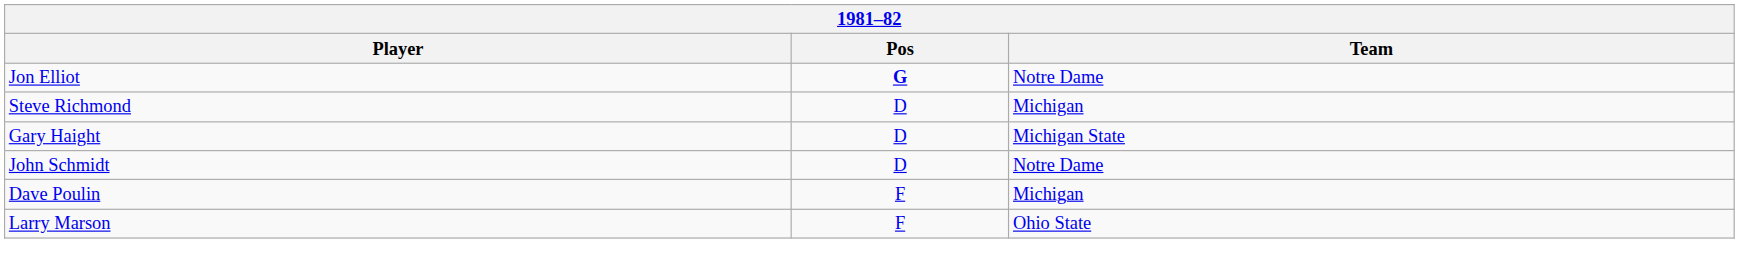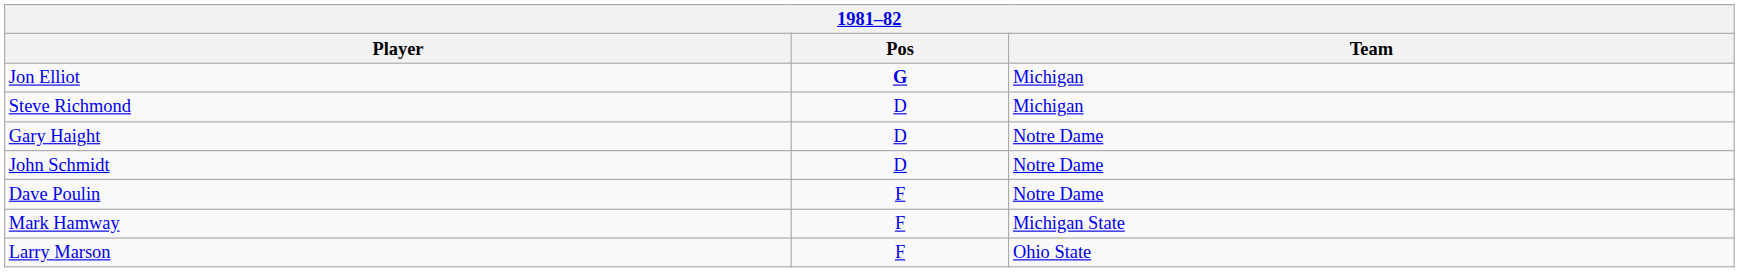(1058, 77) Notre Dame -> (1048, 77) Michigan
(1069, 135) Michigan State -> (1058, 135) Notre Dame
(1048, 194) Michigan -> (1058, 194) Notre Dame
+ row: (64, 223)
